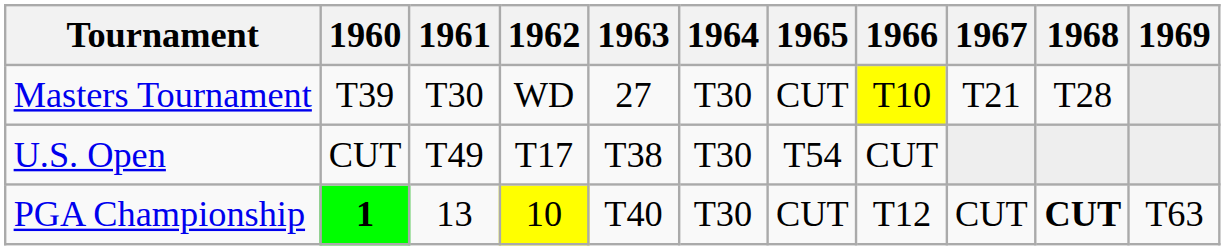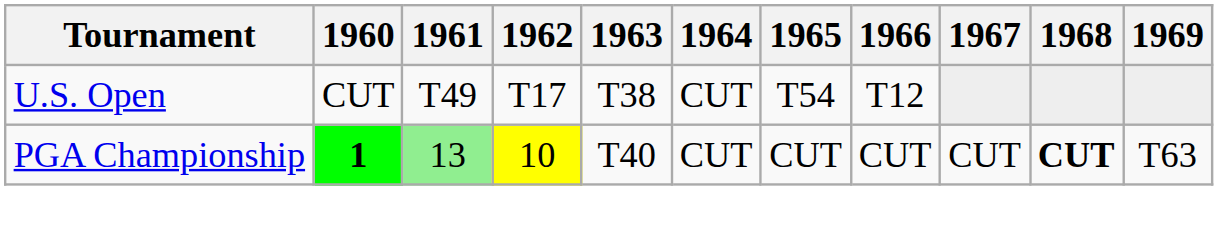- row: (163, 94)
(723, 154) T30 -> (716, 94) CUT
(902, 154) CUT -> (895, 94) T12
(455, 214) no background -> (448, 154) lightgreen background
(723, 214) T30 -> (716, 154) CUT
(902, 214) T12 -> (895, 154) CUT
